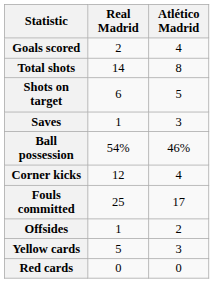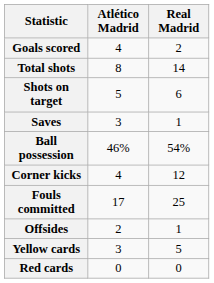columns swapped: (118, 21) <-> (179, 21)
